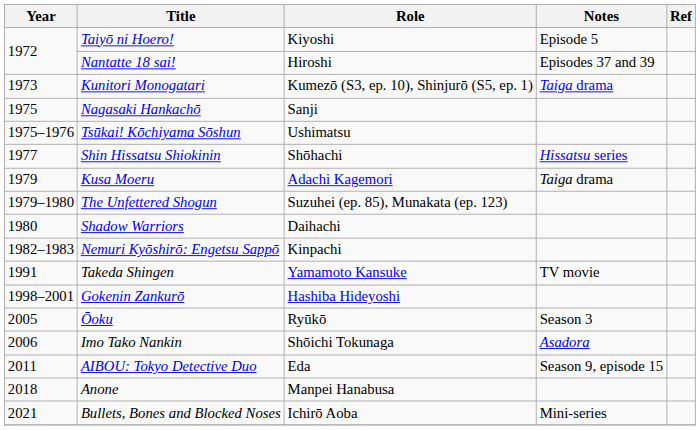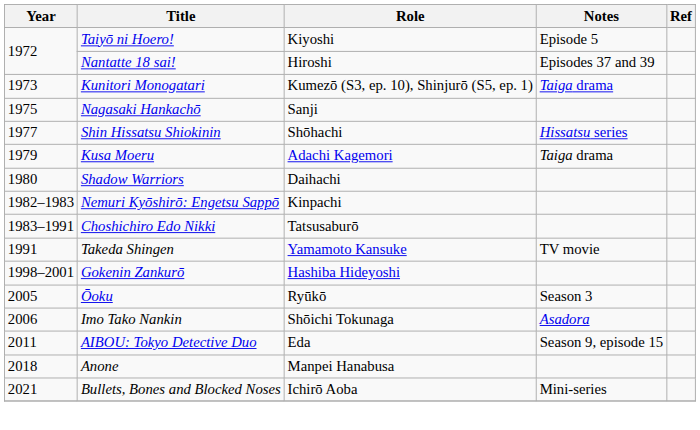- row: (161, 132)
- row: (149, 202)
+ row: (148, 226)
